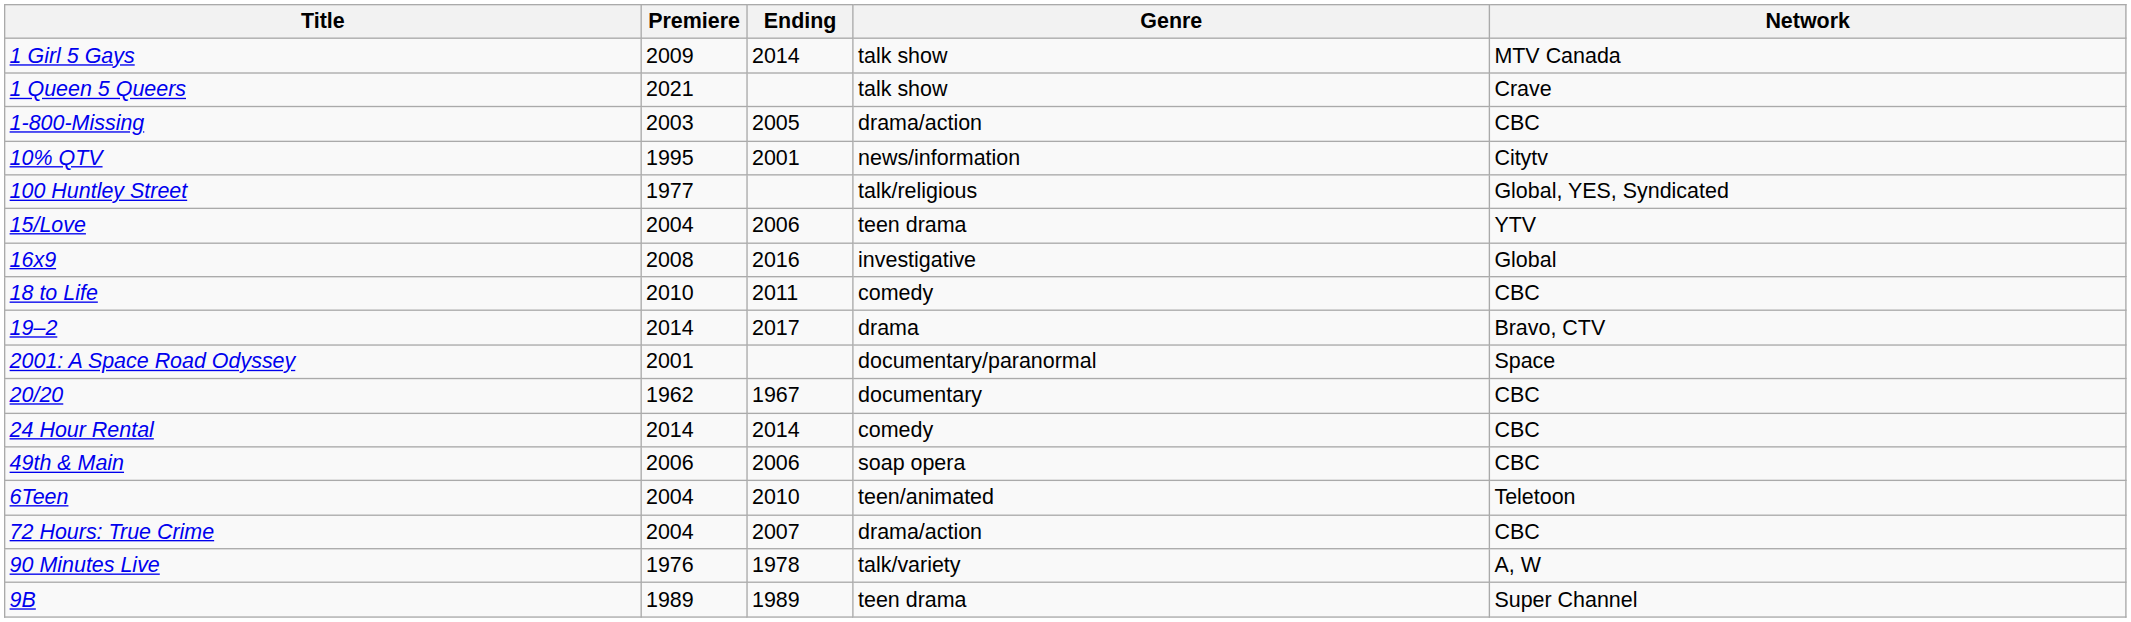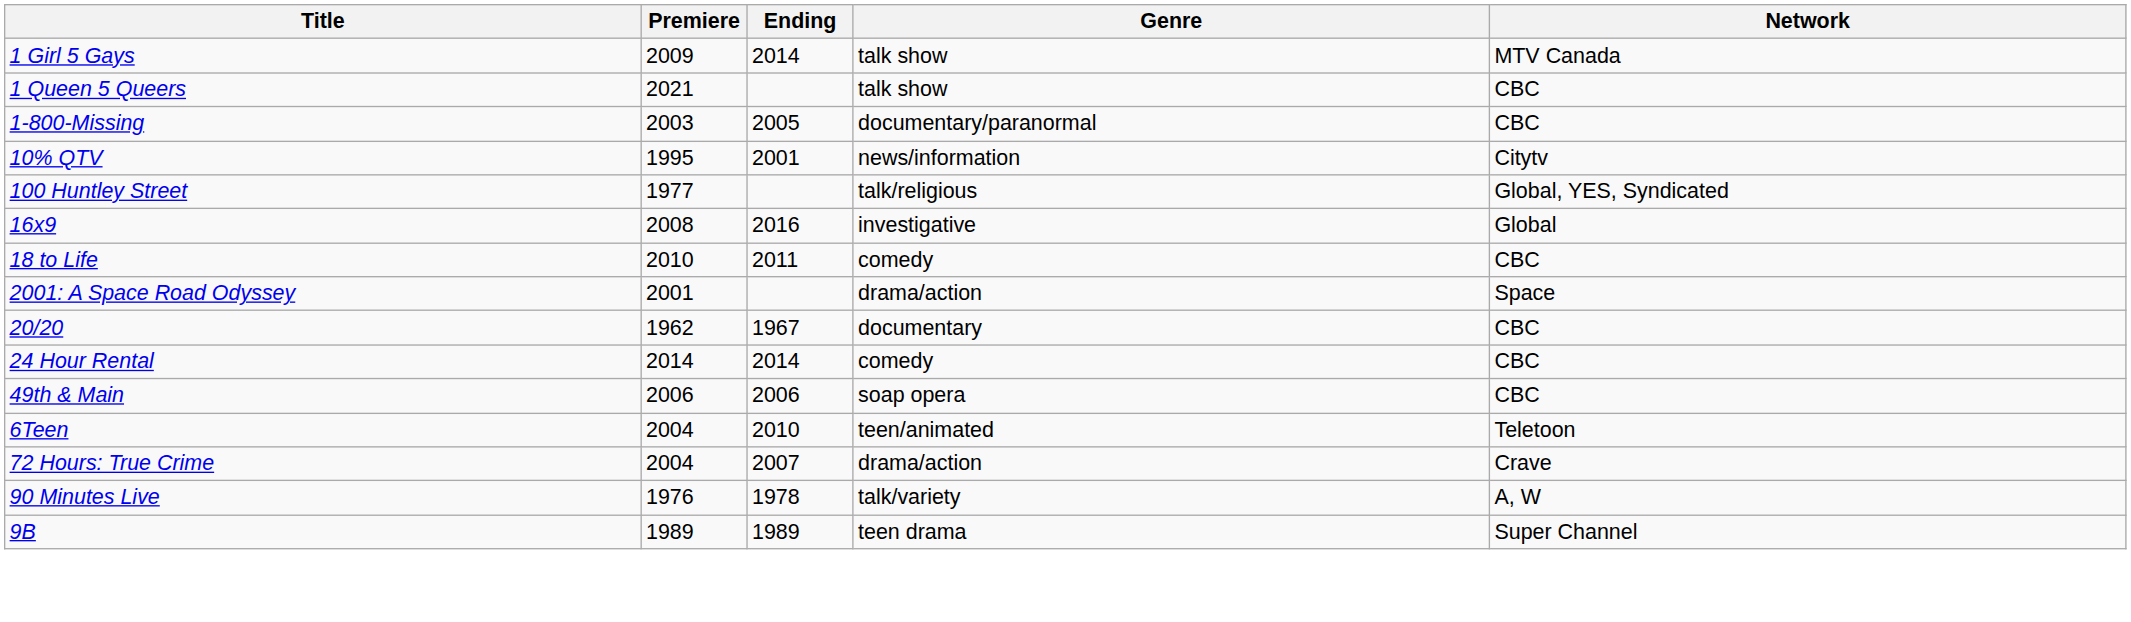(1523, 89) Crave -> (1517, 89) CBC
(920, 123) drama/action -> (977, 123) documentary/paranormal
- row: (48, 225)
- row: (33, 327)
(977, 361) documentary/paranormal -> (920, 293) drama/action
(1517, 531) CBC -> (1523, 463) Crave
